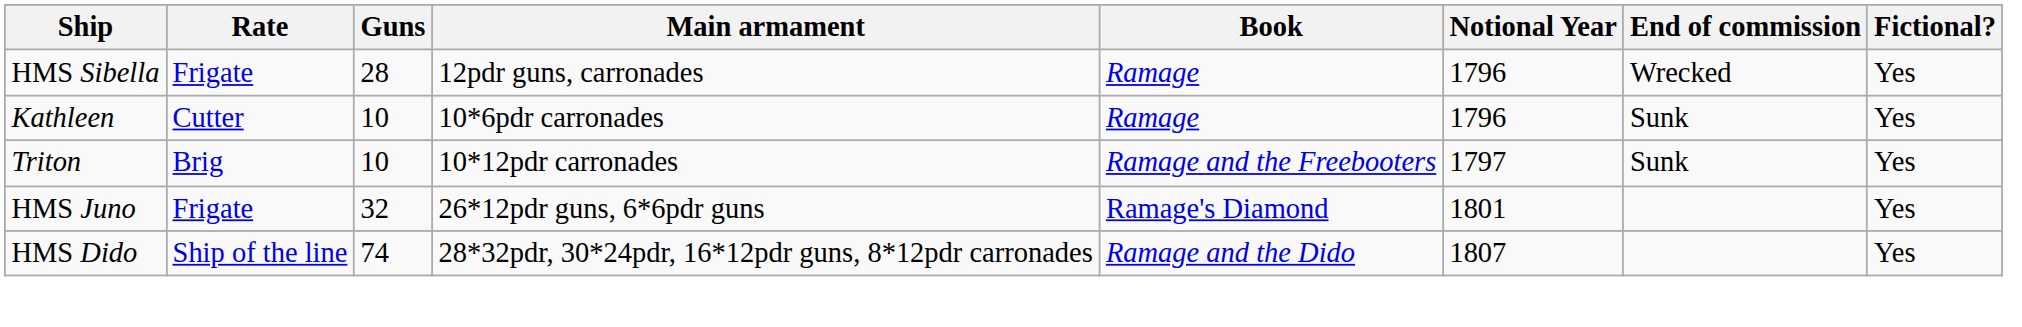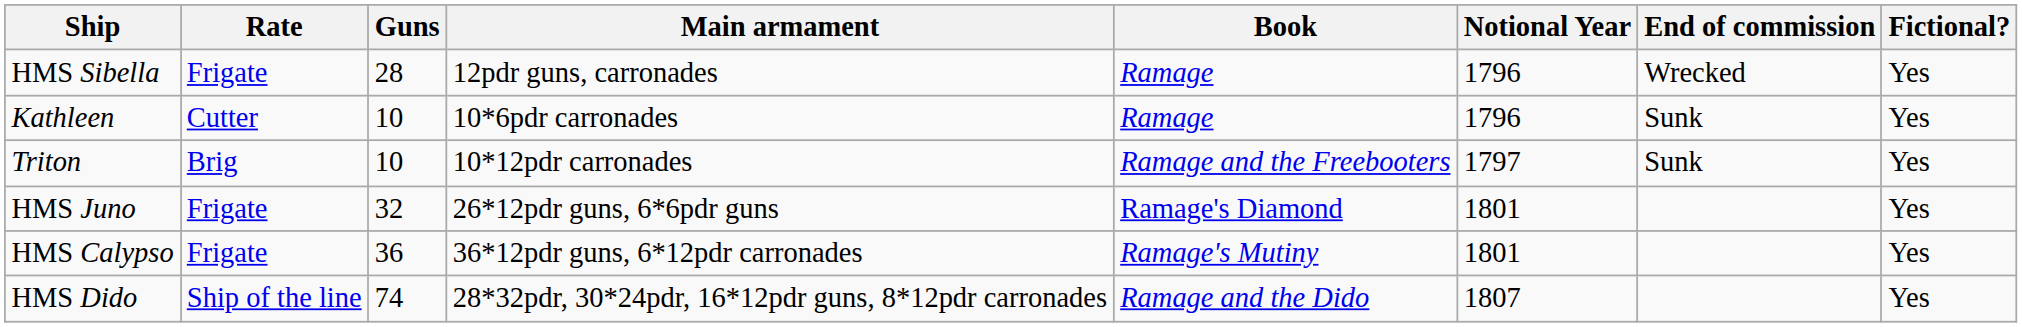+ row: (93, 252)
